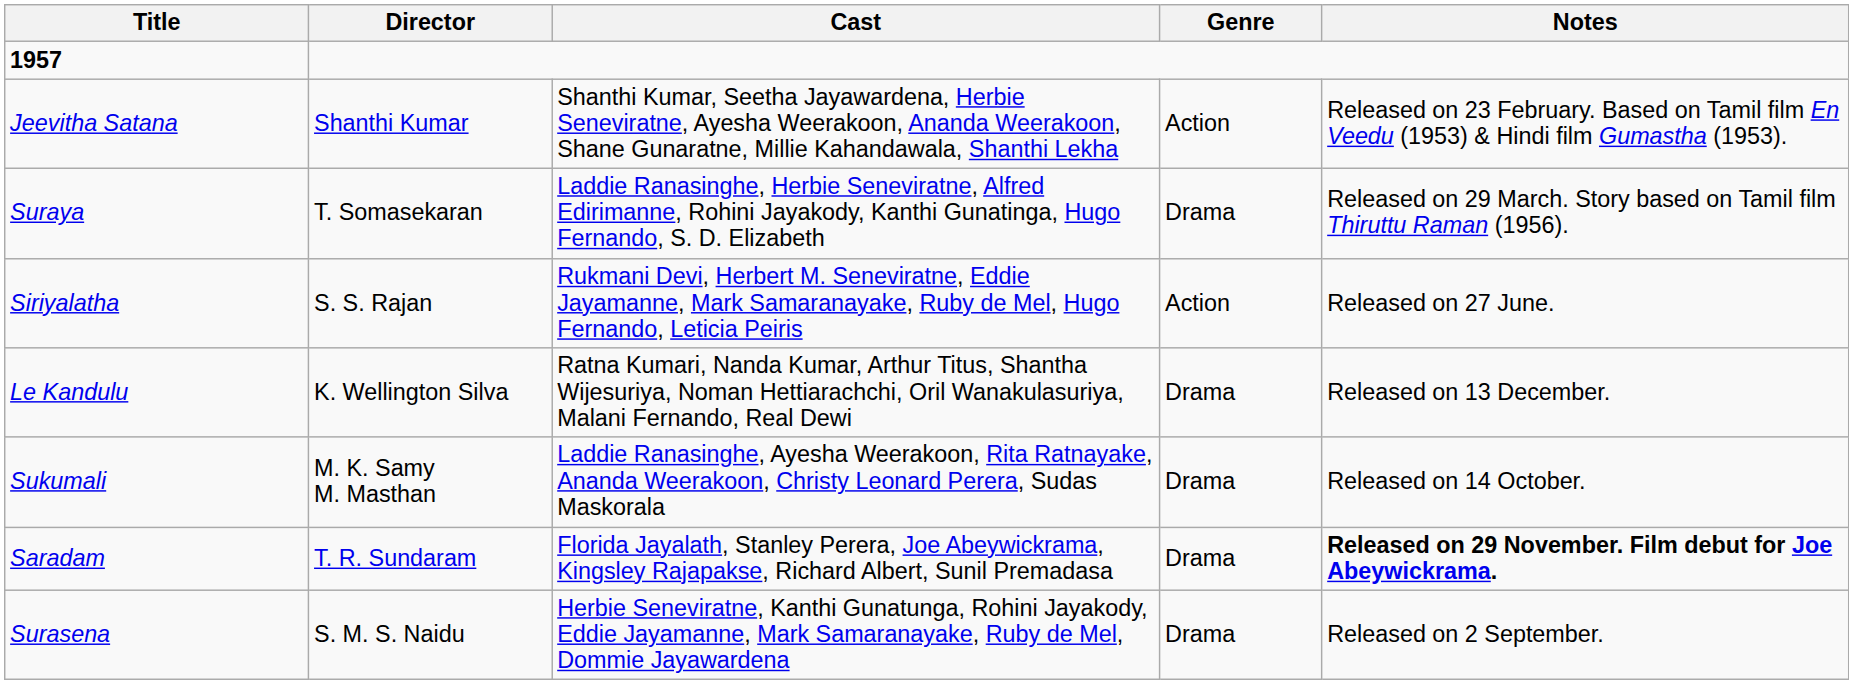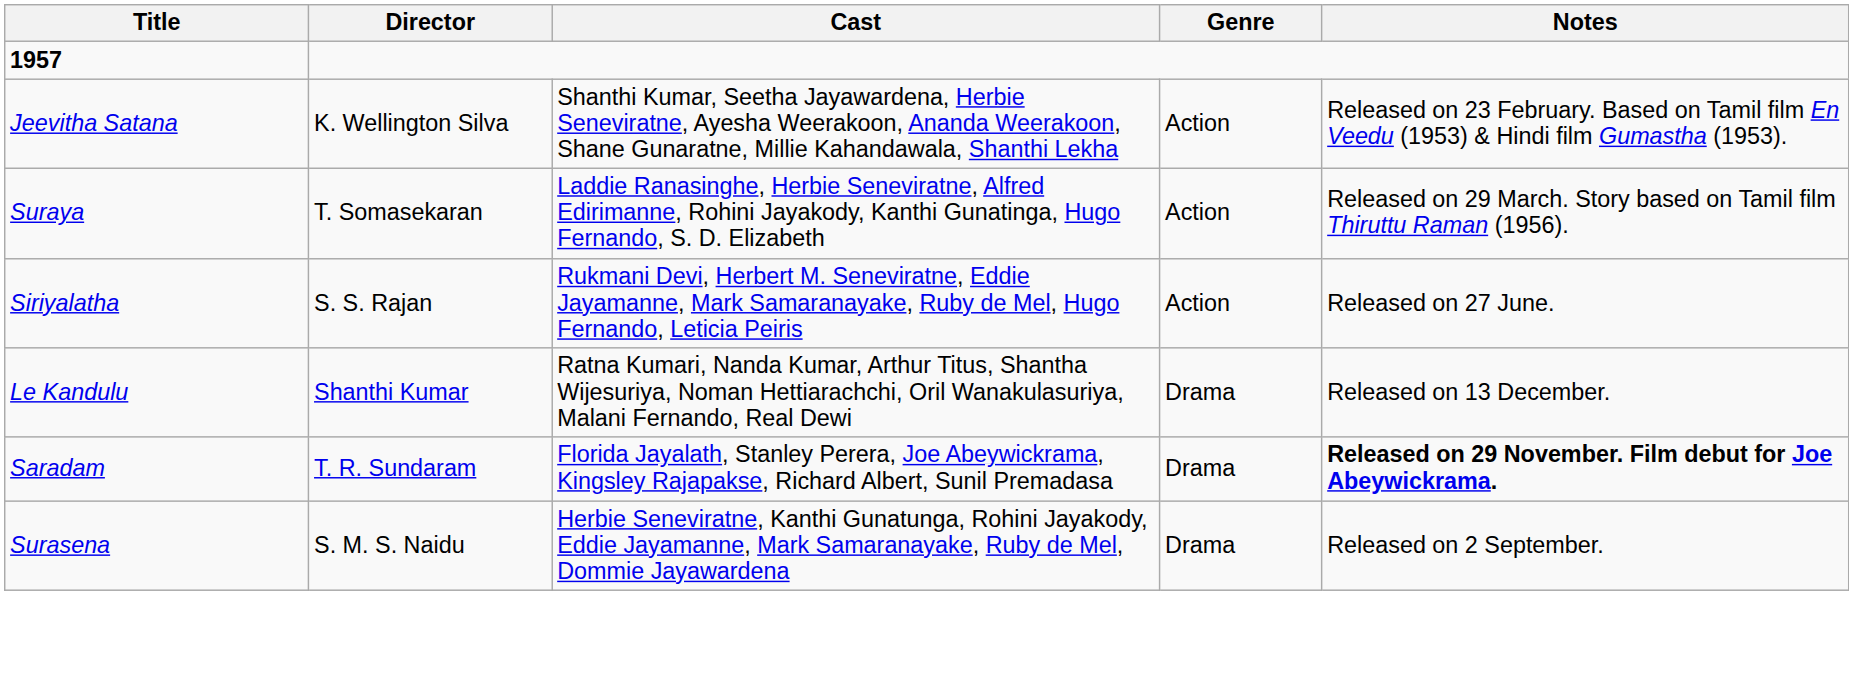(391, 123) Shanthi Kumar -> (411, 123) K. Wellington Silva
(1200, 213) Drama -> (1198, 213) Action
(411, 392) K. Wellington Silva -> (391, 392) Shanthi Kumar
- row: (58, 481)
